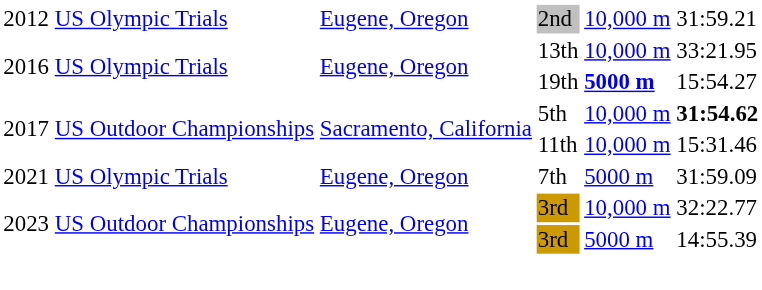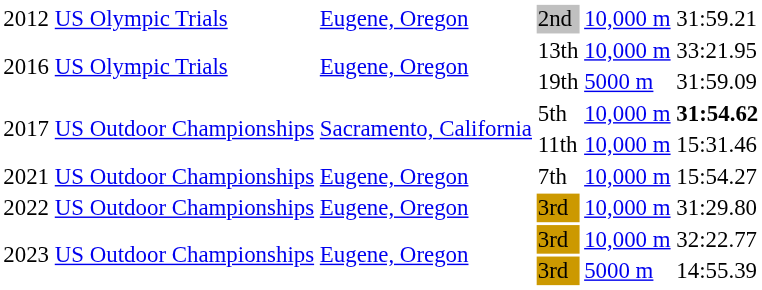(619, 81) bold -> (619, 81) normal
(717, 81) 15:54.27 -> (717, 81) 31:59.09
(141, 176) US Olympic Trials -> (184, 176) US Outdoor Championships
(619, 176) 5000 m -> (627, 176) 10,000 m
(717, 176) 31:59.09 -> (717, 176) 15:54.27
+ row: (26, 207)
